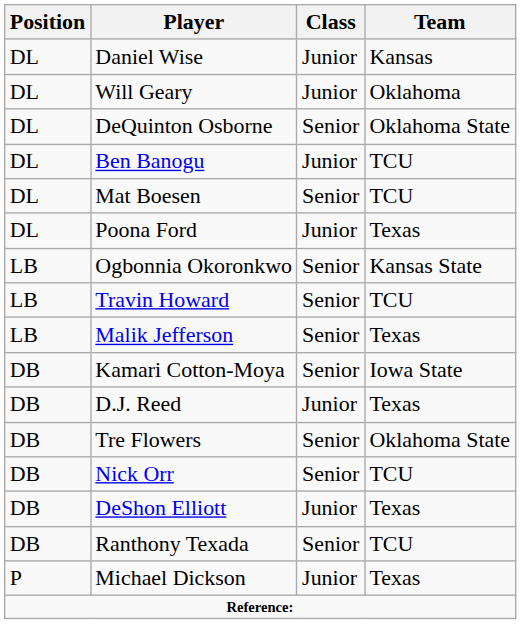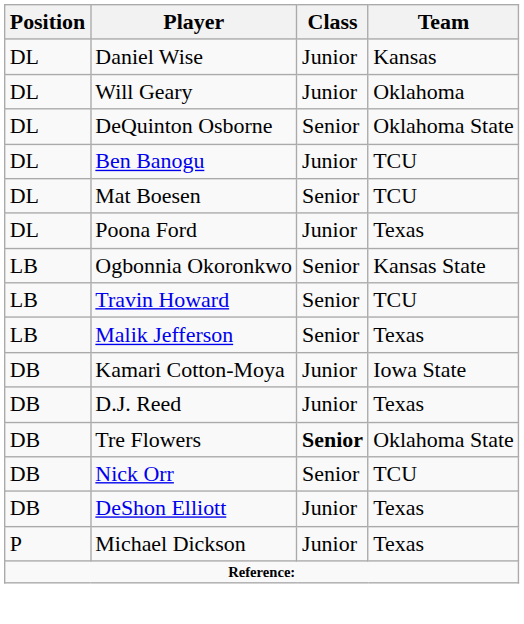(331, 369) Senior -> (330, 369) Junior
(331, 439) normal -> (333, 439) bold
- row: (172, 543)
